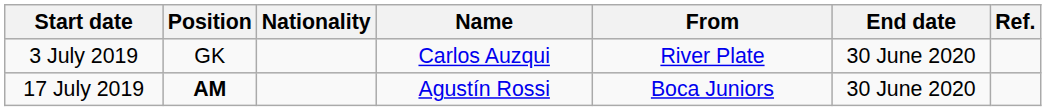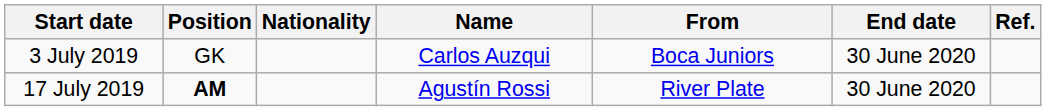(712, 56) River Plate -> (712, 56) Boca Juniors
(712, 89) Boca Juniors -> (712, 89) River Plate
